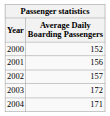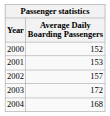(97, 62) 156 -> (97, 62) 153
(97, 104) 171 -> (97, 104) 168
